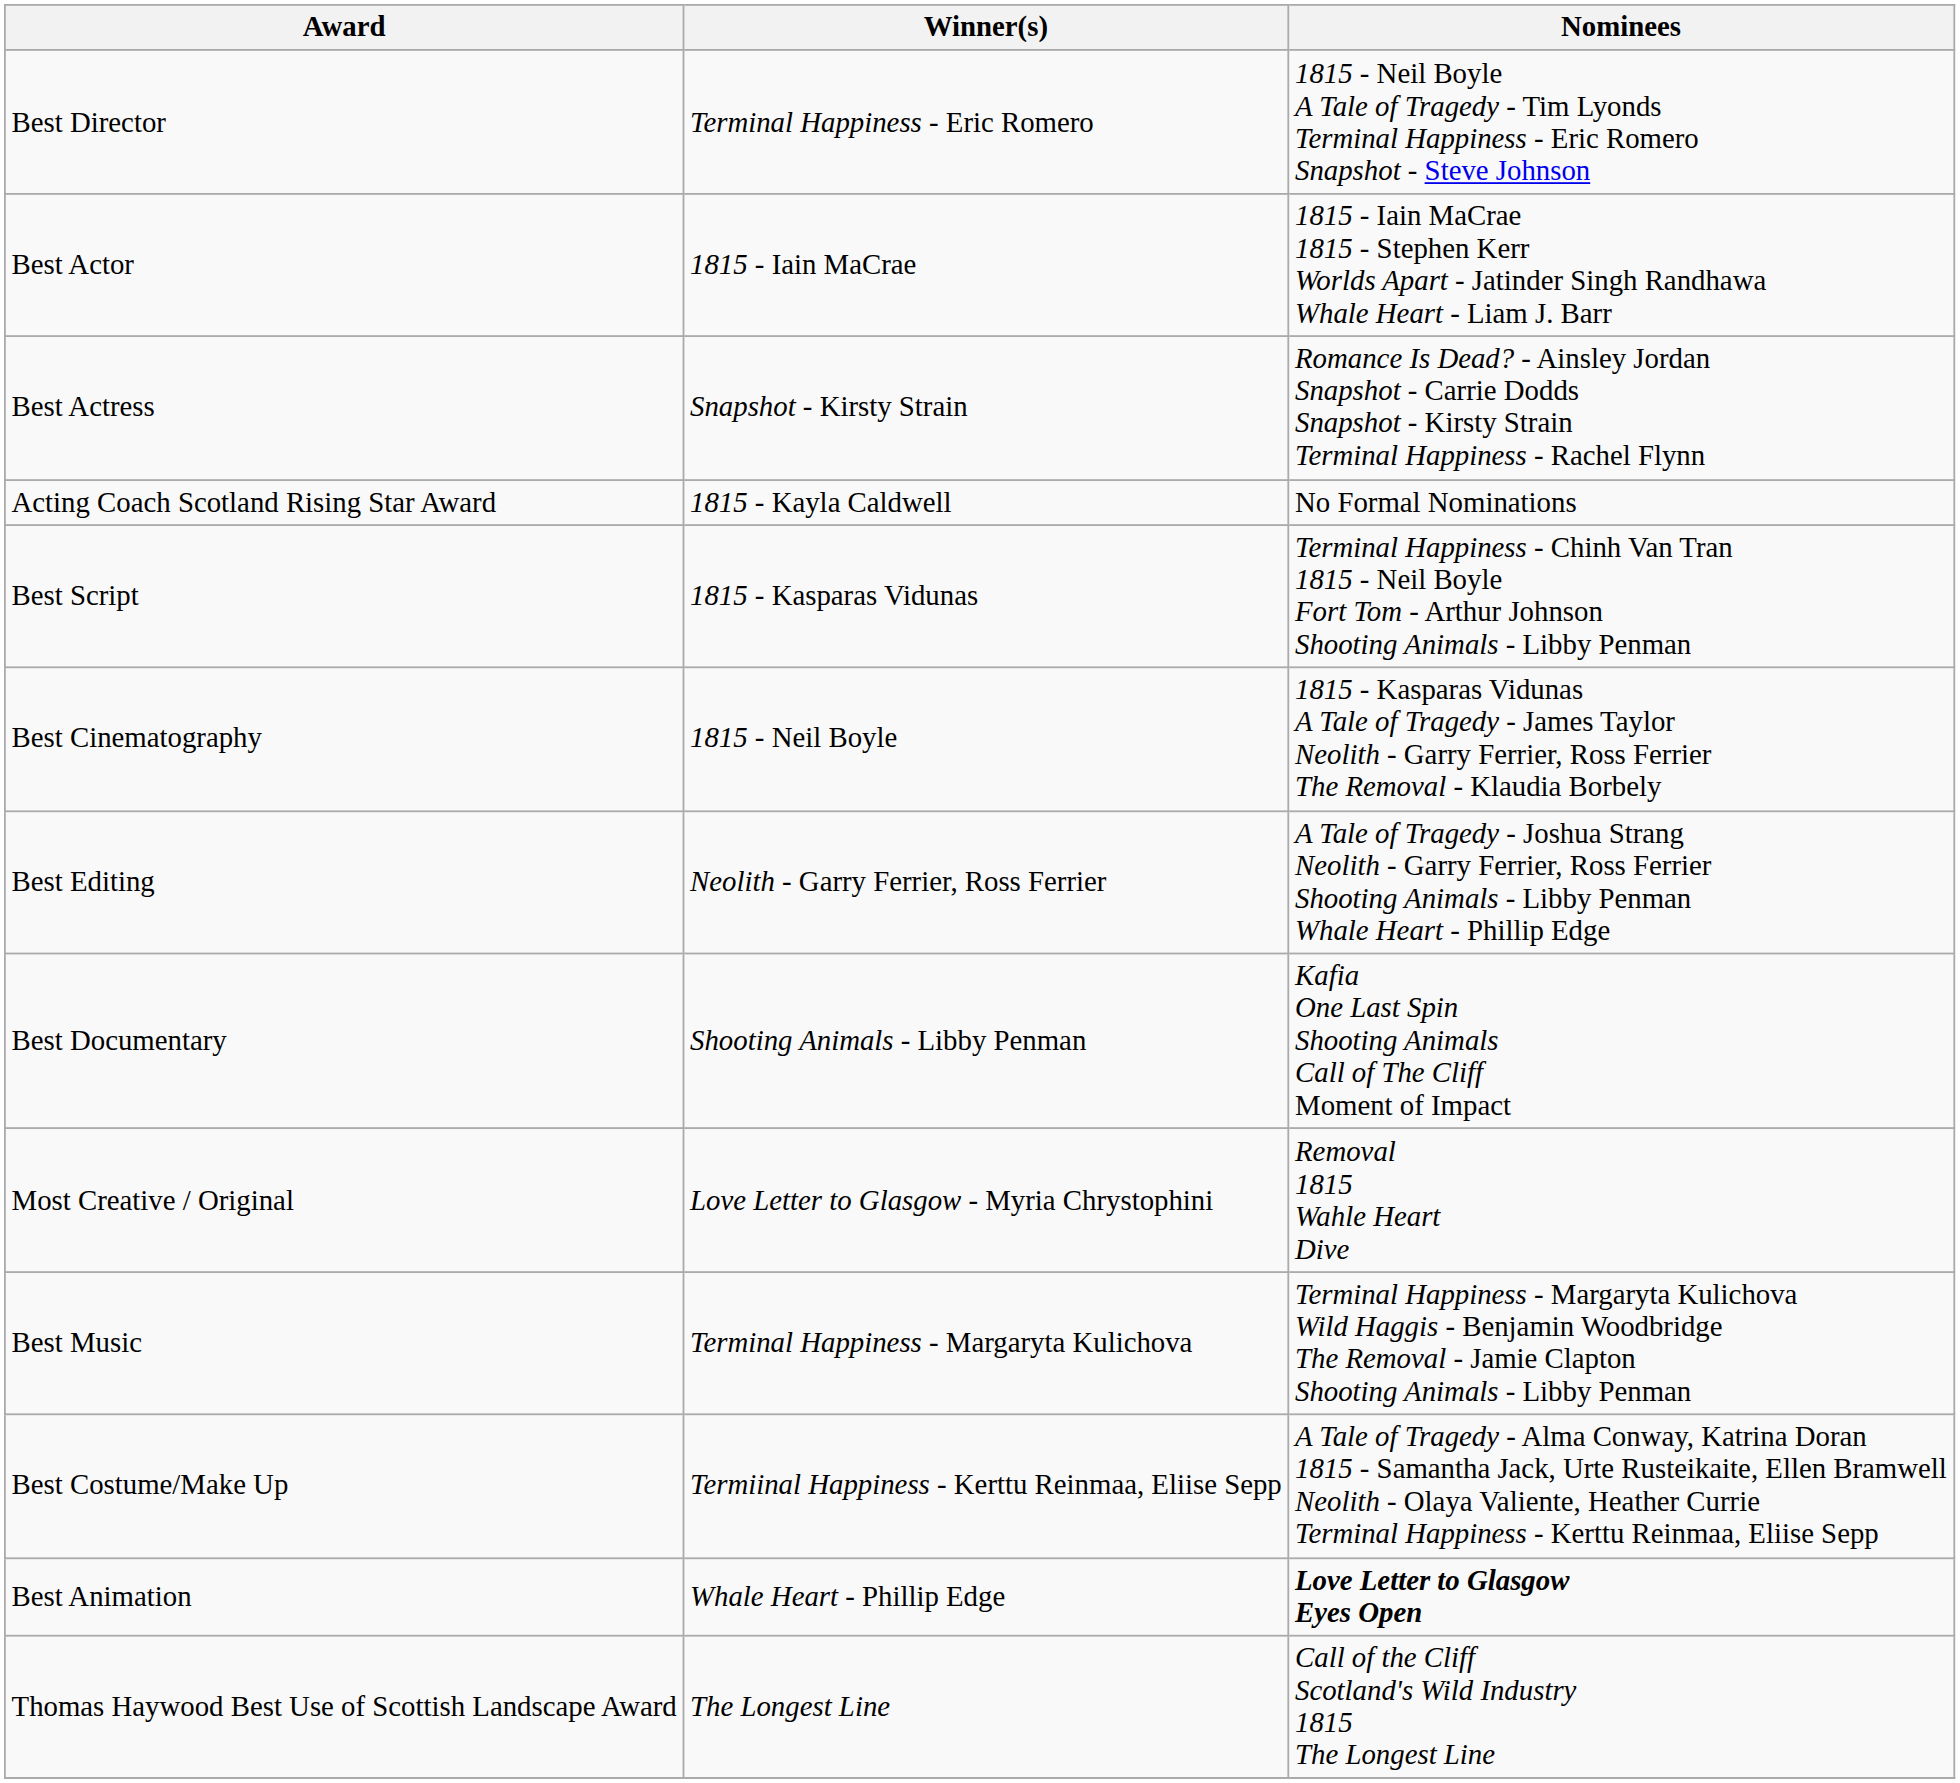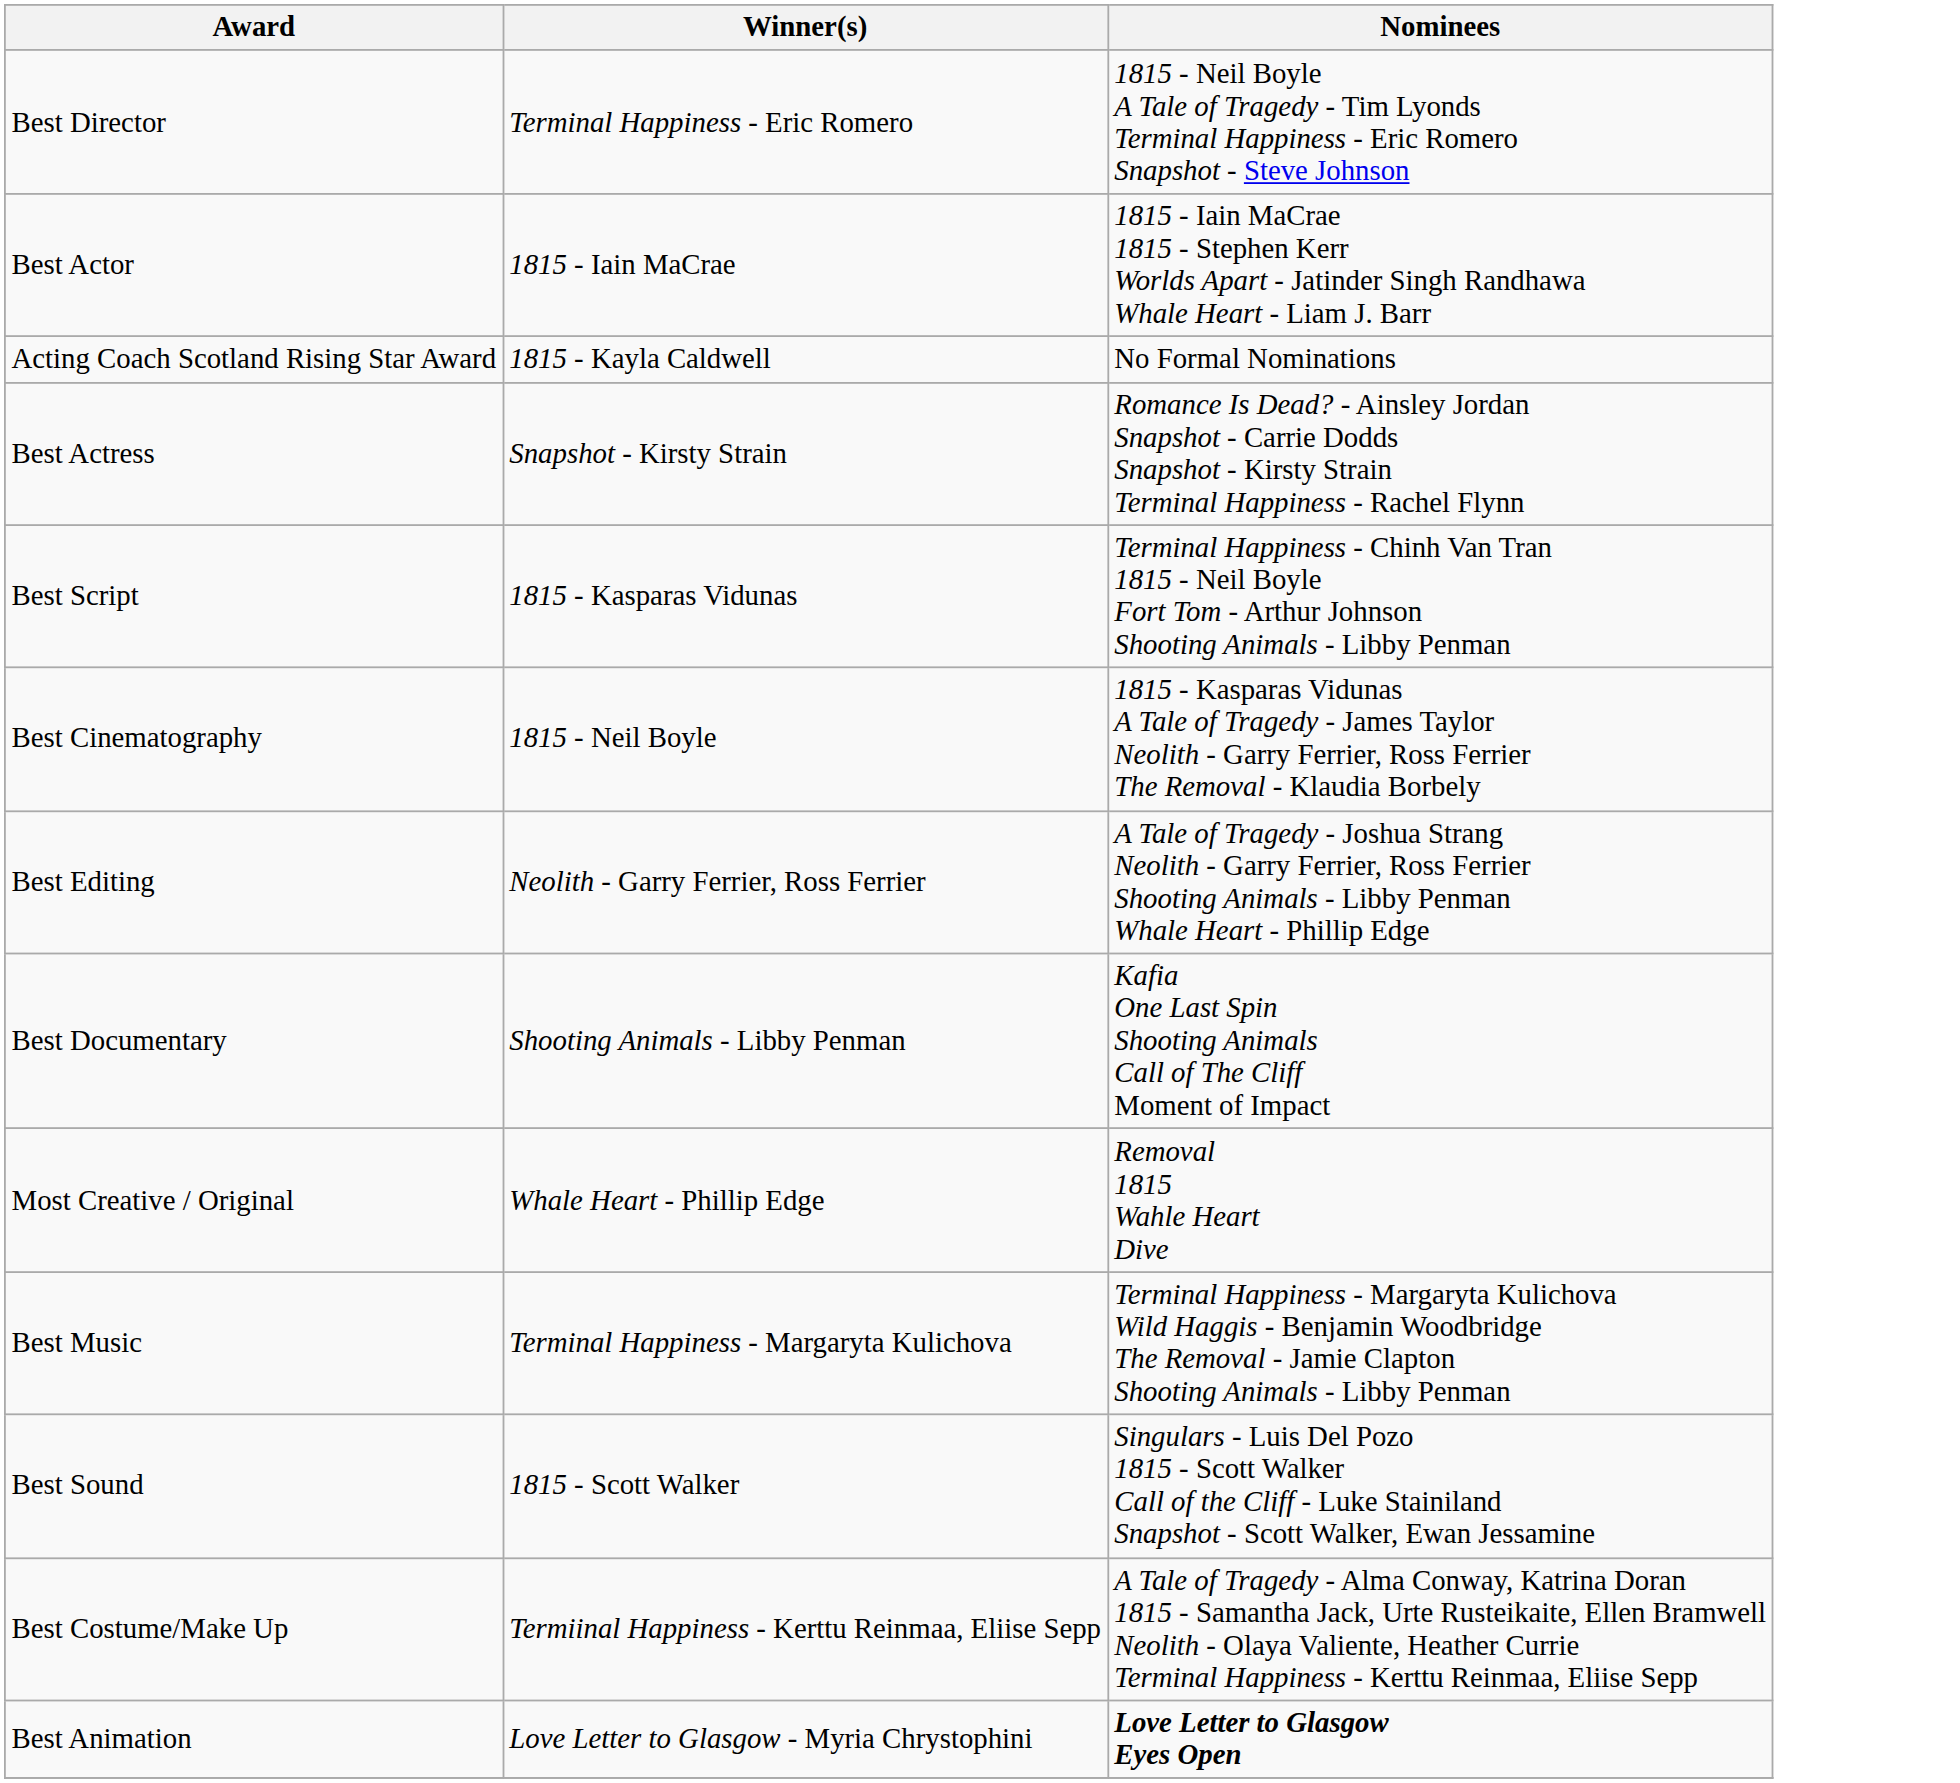rows swapped: (83, 407) <-> (254, 501)
(952, 1199) Love Letter to Glasgow - Myria Chrystophini -> (667, 1199) Whale Heart - Phillip Edge
+ row: (78, 1485)
(848, 1596) Whale Heart - Phillip Edge -> (771, 1738) Love Letter to Glasgow - Myria Chrystophini
- row: (344, 1706)
